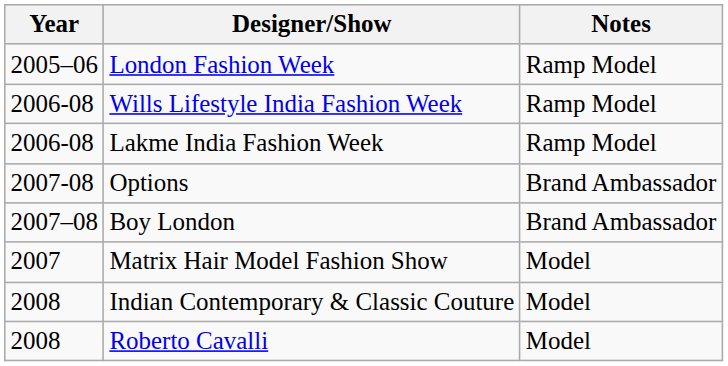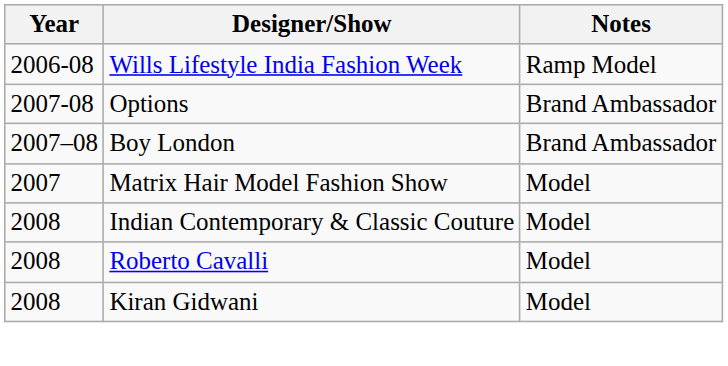- row: (222, 63)
- row: (246, 143)
+ row: (184, 301)
